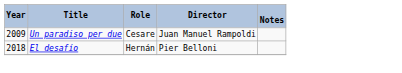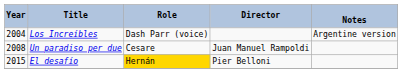+ row: (64, 34)
(16, 34) 2009 -> (16, 48) 2008
(16, 48) 2018 -> (16, 61) 2015
(140, 48) no background -> (140, 61) gold background
